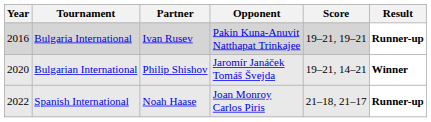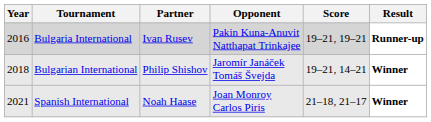(18, 70) 2020 -> (18, 70) 2018
(18, 101) 2022 -> (18, 101) 2021
(398, 101) Runner-up -> (390, 101) Winner
